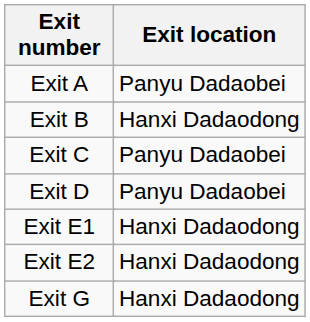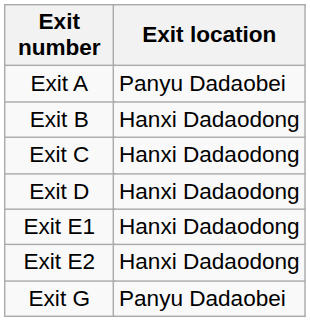(202, 155) Panyu Dadaobei -> (209, 155) Hanxi Dadaodong
(202, 190) Panyu Dadaobei -> (209, 190) Hanxi Dadaodong
(209, 298) Hanxi Dadaodong -> (202, 298) Panyu Dadaobei
